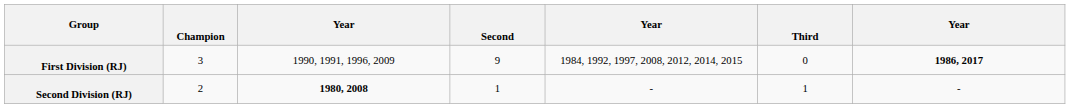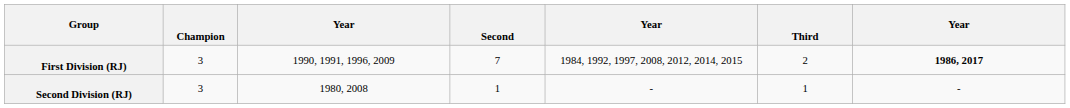(497, 60) 9 -> (497, 60) 7
(805, 60) 0 -> (805, 60) 2
(201, 89) 2 -> (201, 89) 3
(344, 89) bold -> (344, 89) normal
